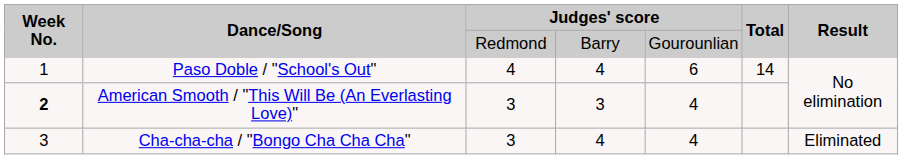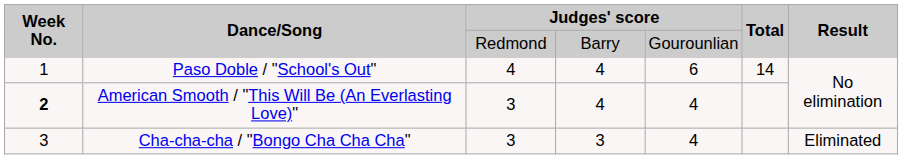(600, 105) 3 -> (600, 105) 4
(600, 140) 4 -> (600, 140) 3
